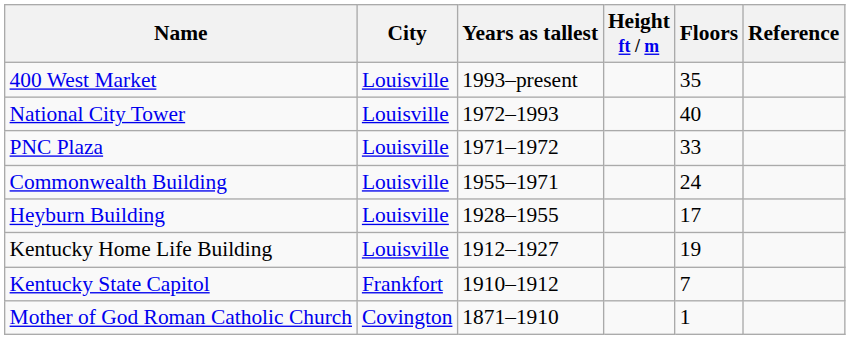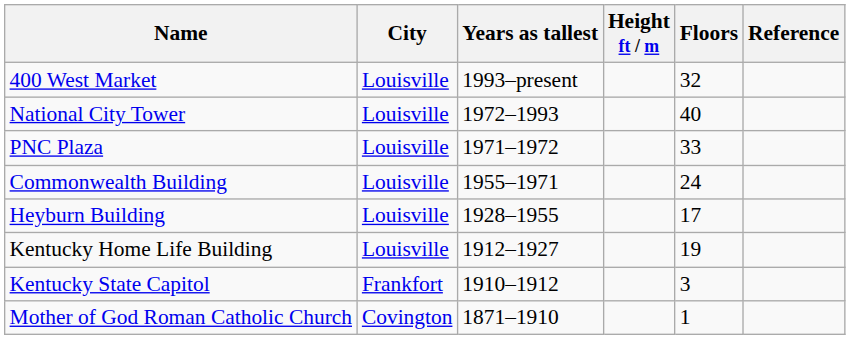(690, 79) 35 -> (690, 79) 32
(685, 283) 7 -> (685, 283) 3
